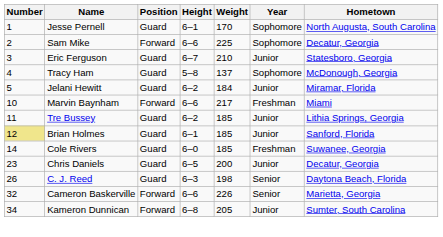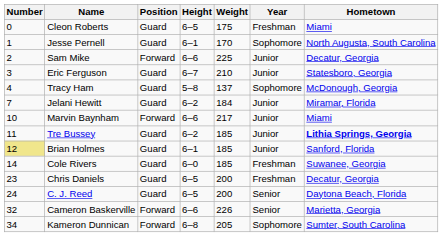+ row: (78, 27)
(277, 42) Sophomore -> (265, 58) Junior
(9, 88) 5 -> (9, 103) 7
(274, 103) Freshman -> (265, 118) Junior
(355, 118) normal -> (359, 133) bold
(265, 164) Junior -> (274, 179) Freshman
(12, 179) 26 -> (12, 194) 24
(190, 179) 6–3 -> (190, 194) 6–5
(224, 179) 198 -> (224, 194) 200
(265, 209) Junior -> (277, 224) Sophomore
